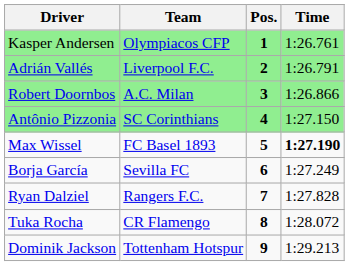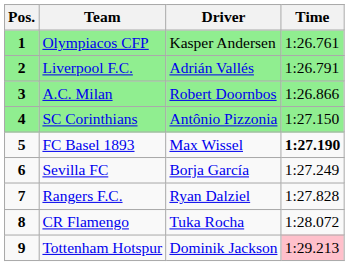columns swapped: (264, 17) <-> (62, 17)
(312, 247) no background -> (312, 247) pink background
